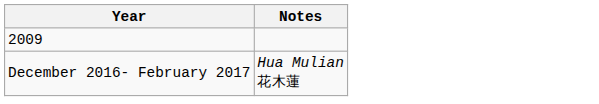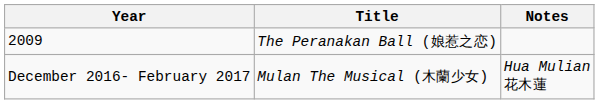+ column: (377, 16)
